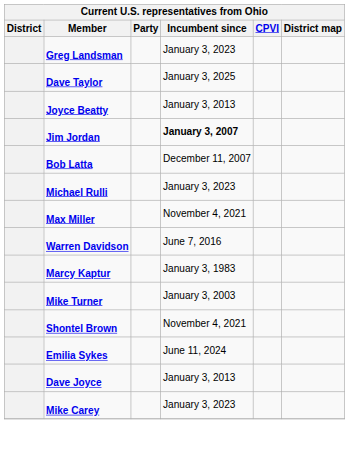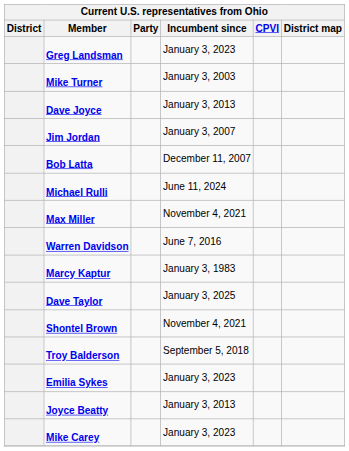rows swapped: (74, 83) <-> (74, 301)
rows swapped: (77, 110) <-> (74, 383)
(201, 132) bold -> (199, 132) normal
(199, 186) January 3, 2023 -> (195, 186) June 11, 2024
+ row: (83, 356)
(195, 350) June 11, 2024 -> (199, 378) January 3, 2023
